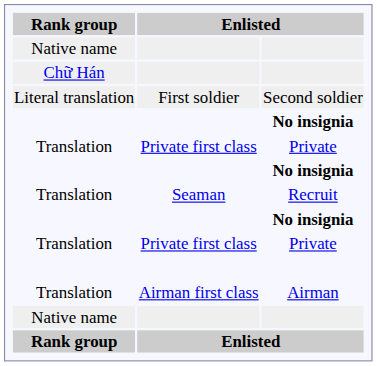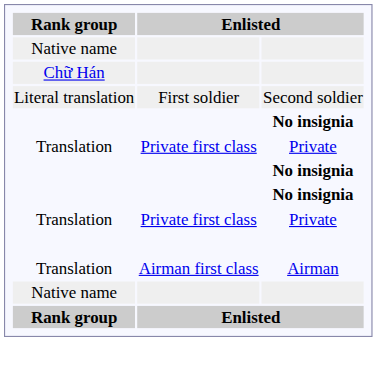- row: (74, 194)
